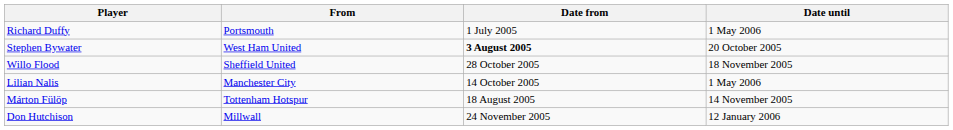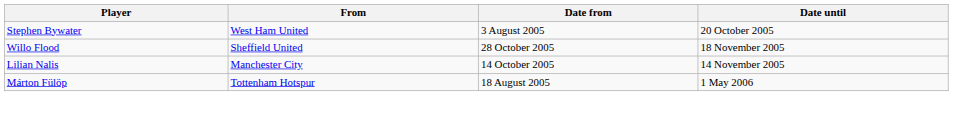- row: (38, 30)
(499, 47) bold -> (513, 30) normal
(735, 82) 1 May 2006 -> (742, 64) 14 November 2005
(750, 99) 14 November 2005 -> (727, 82) 1 May 2006
- row: (40, 116)
